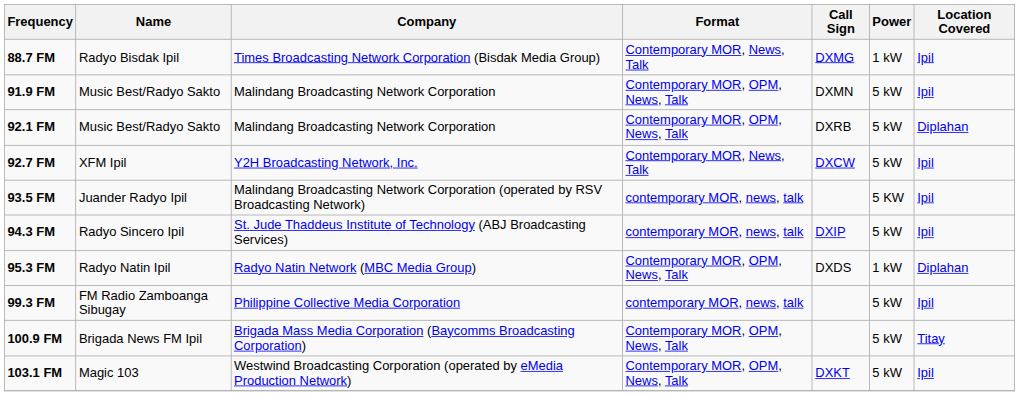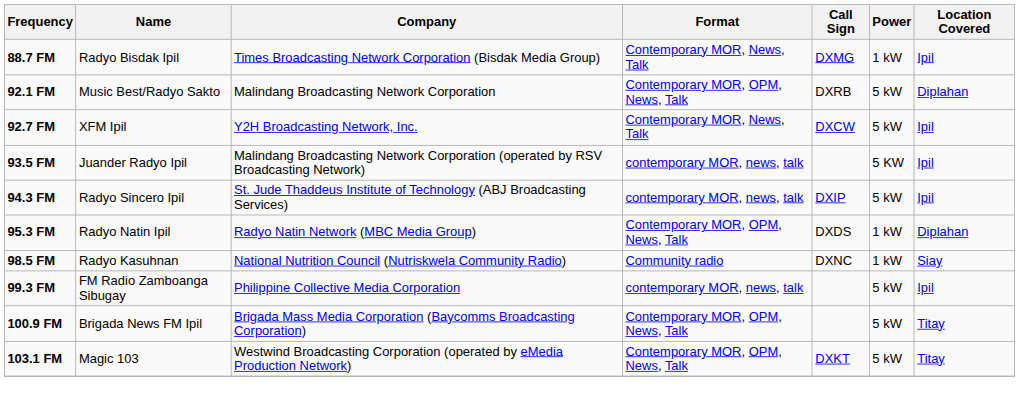- row: (31, 92)
+ row: (31, 260)
(926, 373) Ipil -> (931, 358) Titay
